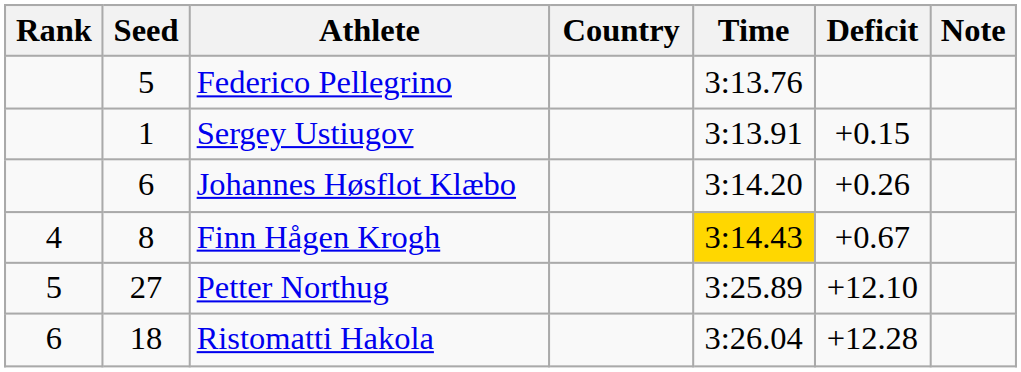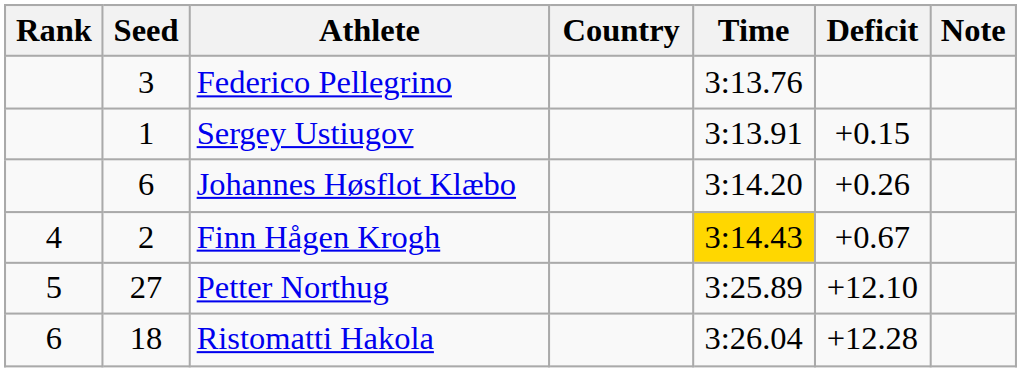(146, 81) 5 -> (146, 81) 3
(146, 236) 8 -> (146, 236) 2
